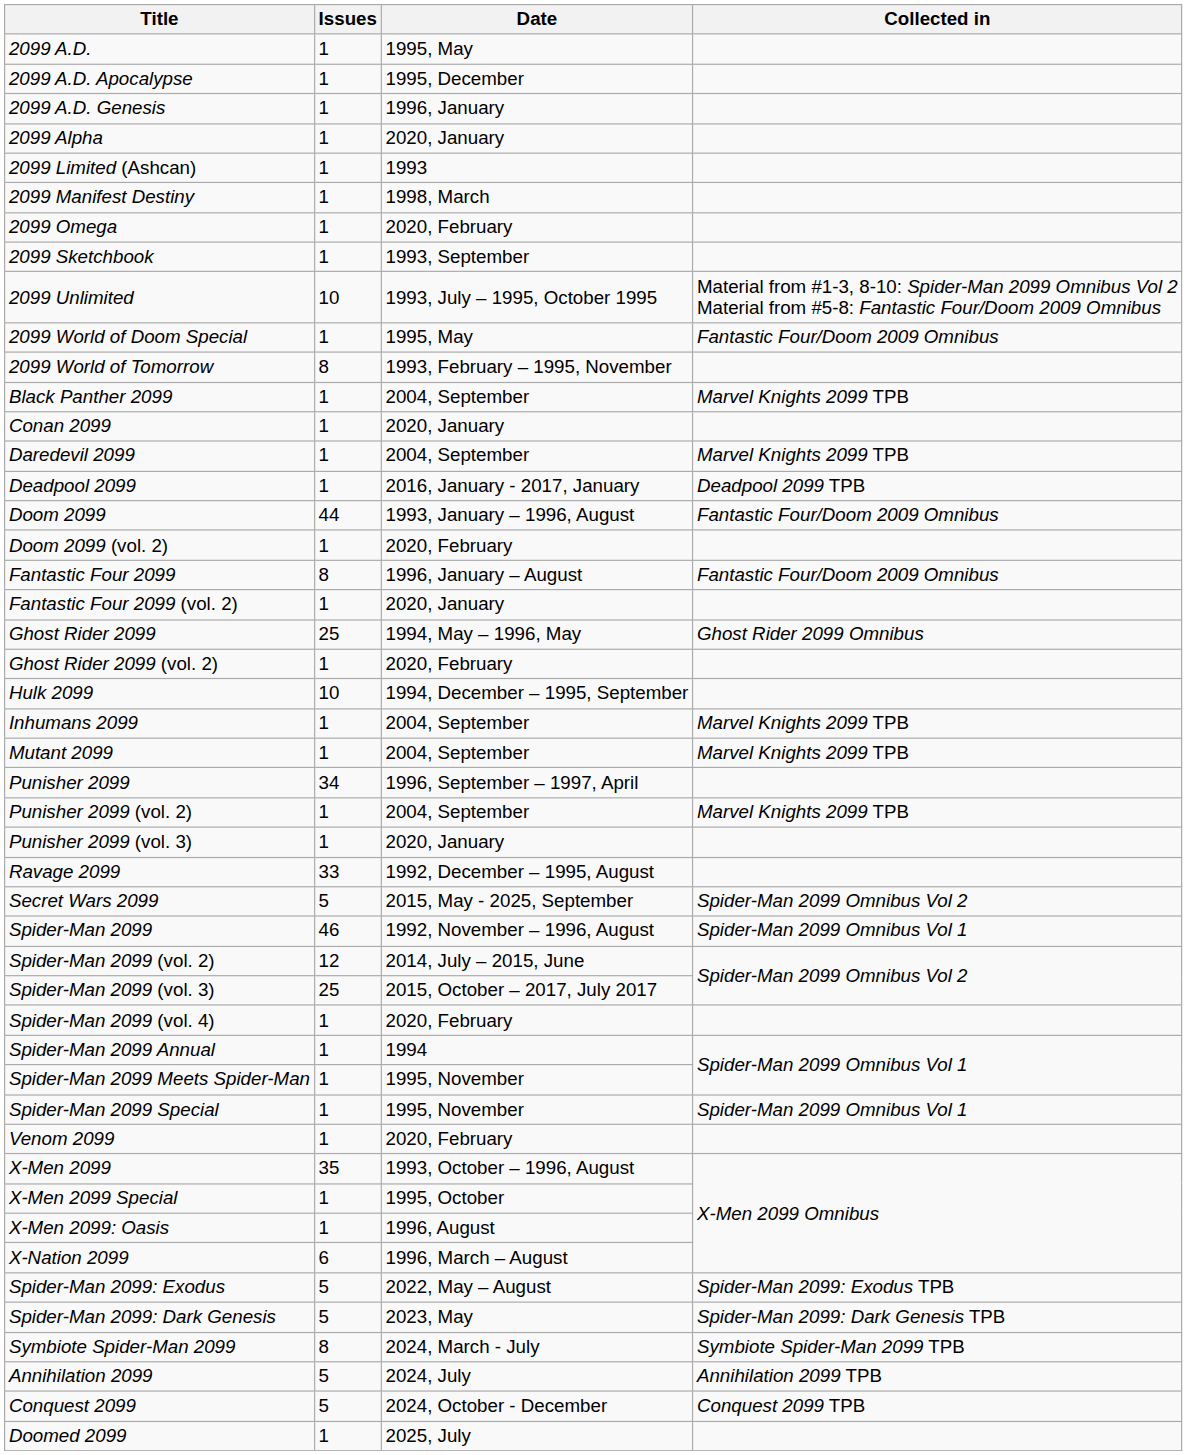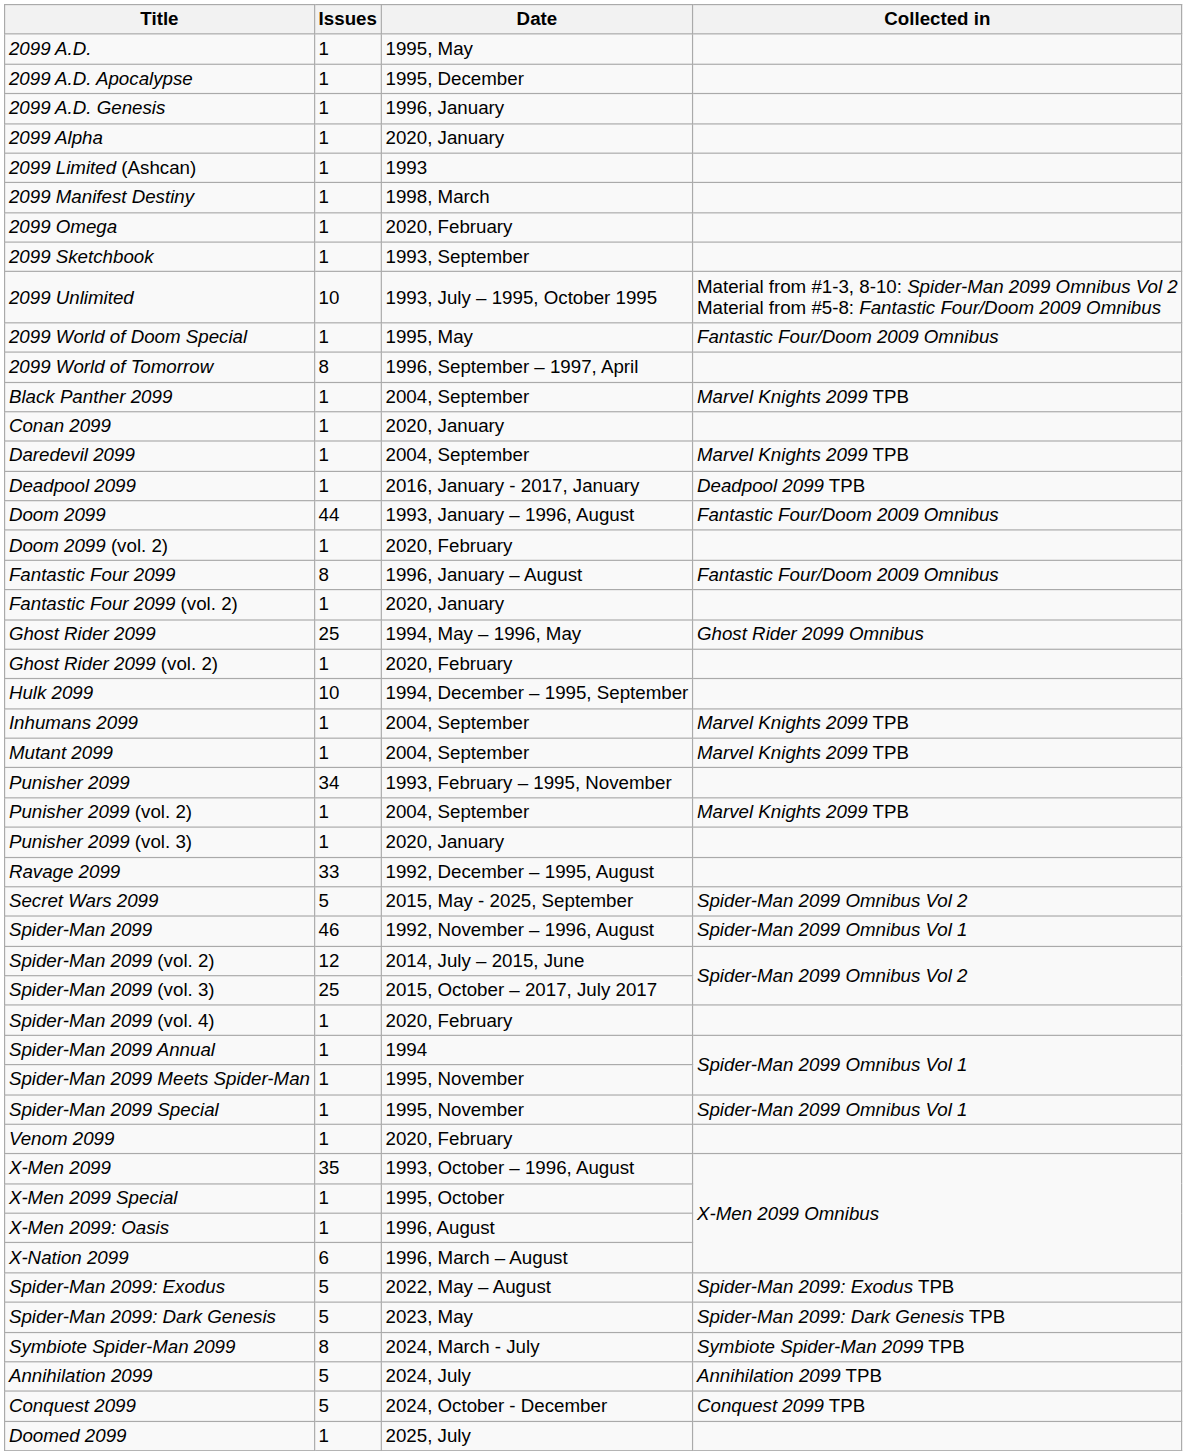(529, 366) 1993, February – 1995, November -> (512, 366) 1996, September – 1997, April
(512, 782) 1996, September – 1997, April -> (529, 782) 1993, February – 1995, November
